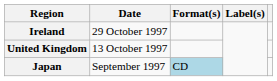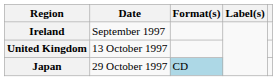(130, 31) 29 October 1997 -> (129, 31) September 1997
(129, 66) September 1997 -> (130, 66) 29 October 1997
